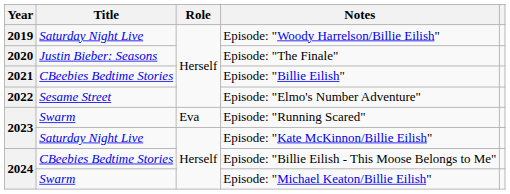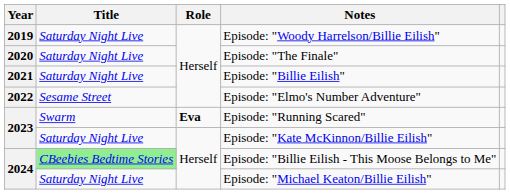(98, 55) Justin Bieber: Seasons -> (91, 55) Saturday Night Live
(106, 76) CBeebies Bedtime Stories -> (91, 76) Saturday Night Live
(189, 117) normal -> (190, 117) bold
(106, 158) no background -> (106, 158) lightgreen background
(57, 179) Swarm -> (91, 179) Saturday Night Live
